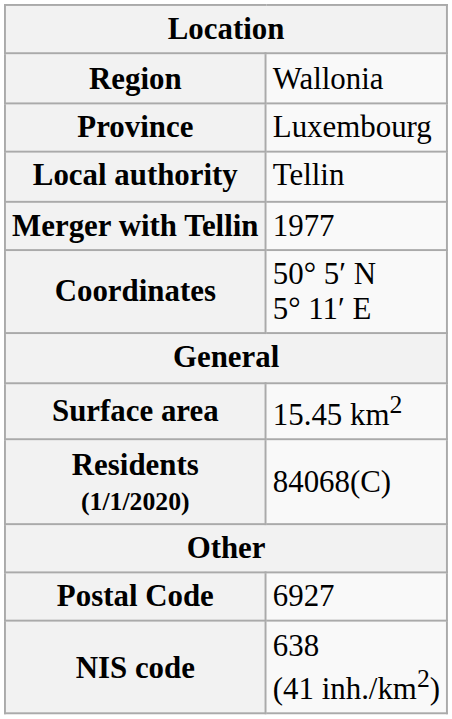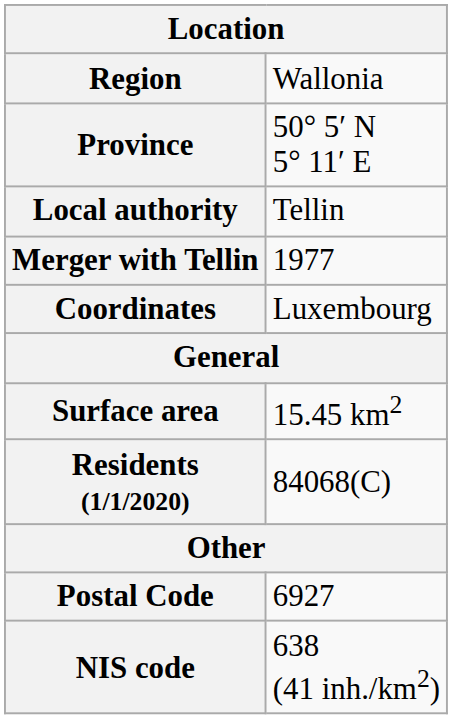(352, 126) Luxembourg -> (324, 144) 50° 5′ N 5° 11′ E
(324, 291) 50° 5′ N 5° 11′ E -> (352, 308) Luxembourg
